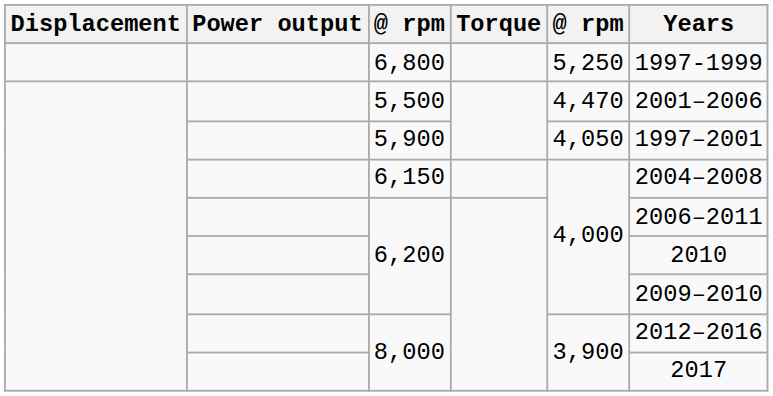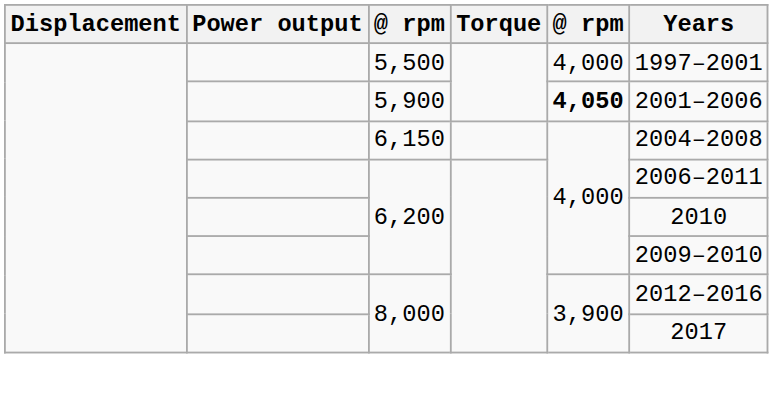- row: (96, 63)
(588, 101) 4,470 -> (588, 63) 4,000
(699, 101) 2001–2006 -> (699, 63) 1997–2001
(588, 140) normal -> (588, 101) bold
(699, 140) 1997–2001 -> (699, 101) 2001–2006
